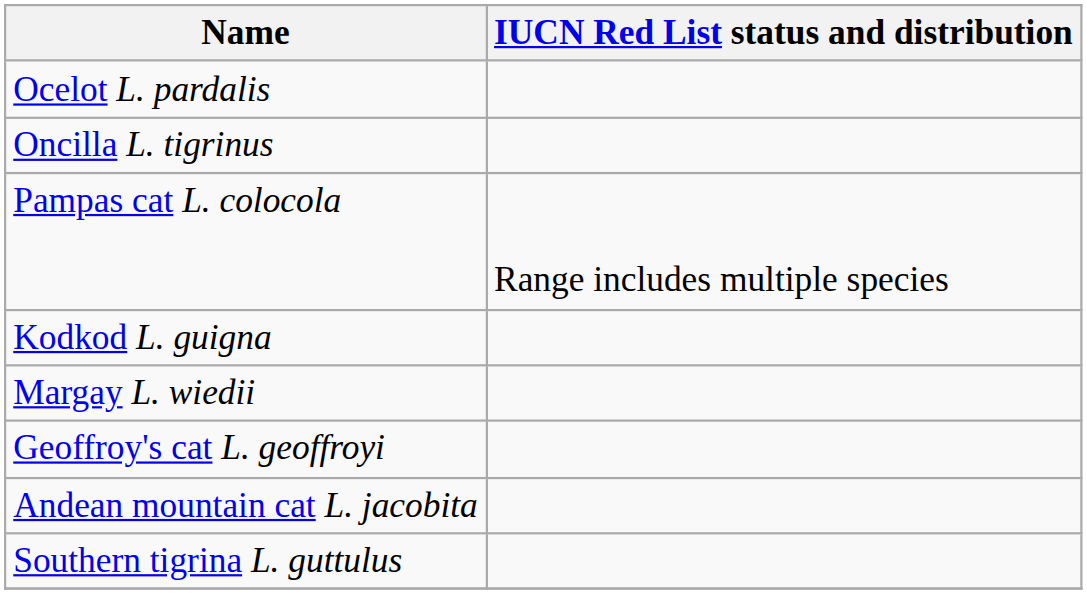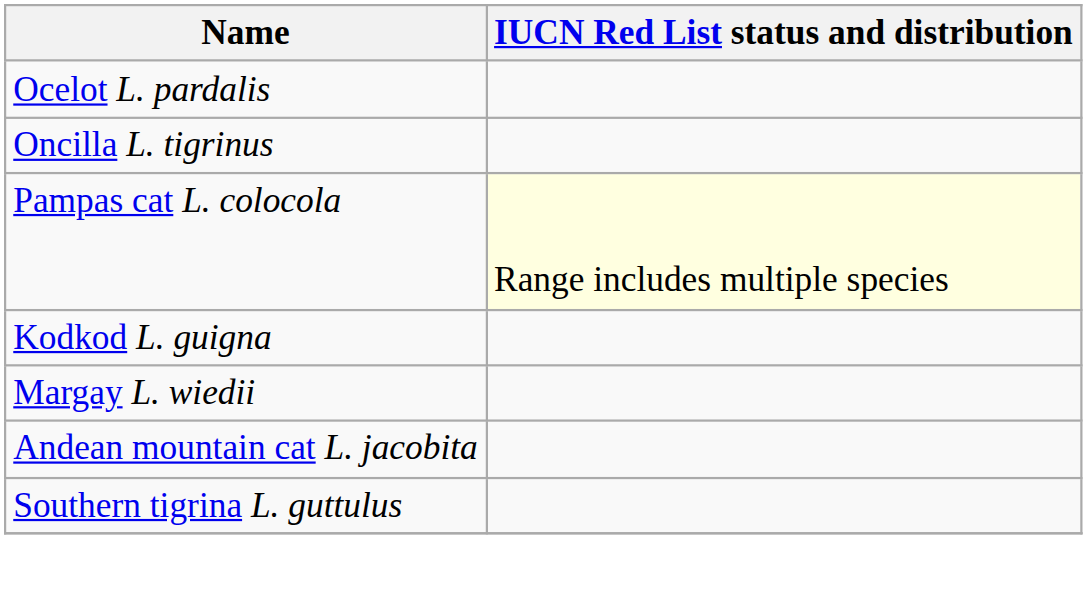(721, 280) no background -> (721, 280) lightyellow background
- row: (199, 448)
